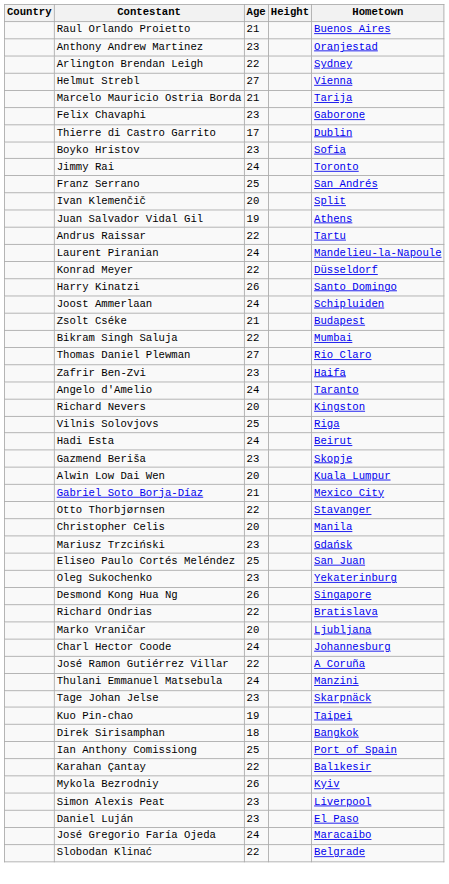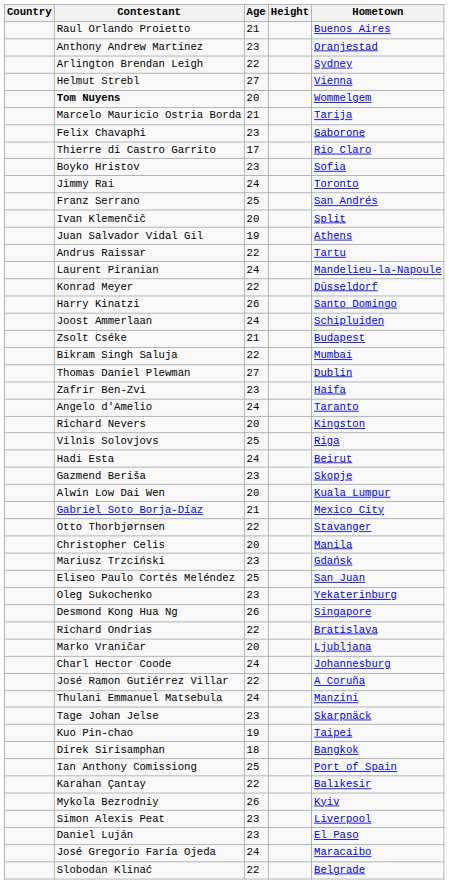+ row: (89, 99)
(333, 133) Dublin -> (343, 151) Rio Claro
(343, 356) Rio Claro -> (333, 373) Dublin
